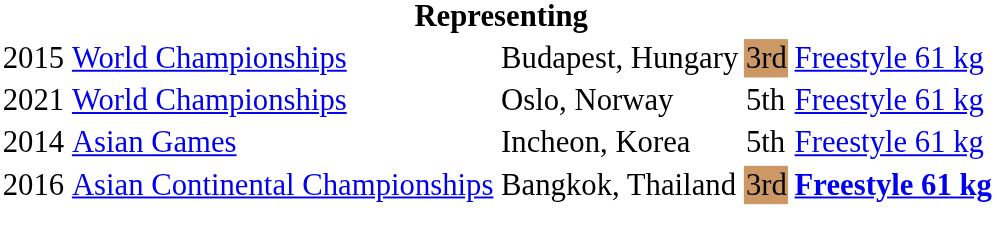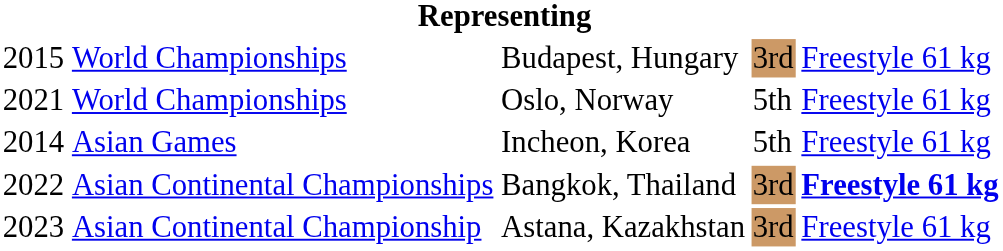(33, 184) 2016 -> (33, 184) 2022
+ row: (623, 226)
